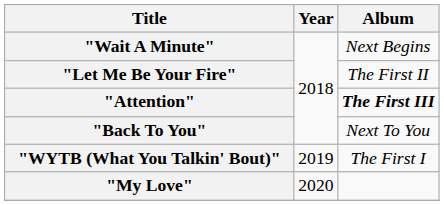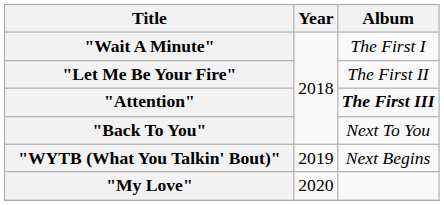(388, 46) Next Begins -> (388, 46) The First I
(388, 158) The First I -> (388, 158) Next Begins
